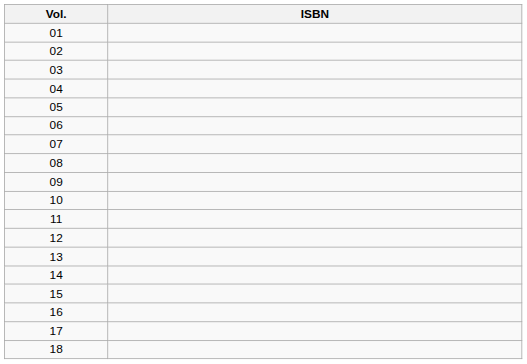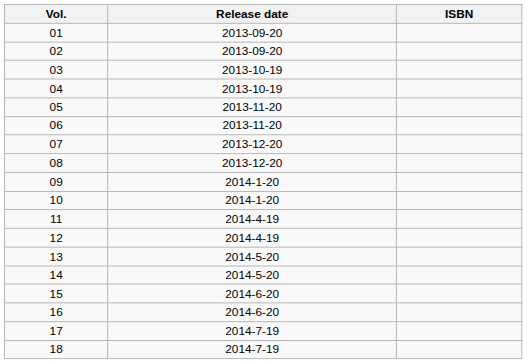+ column: (252, 14)
